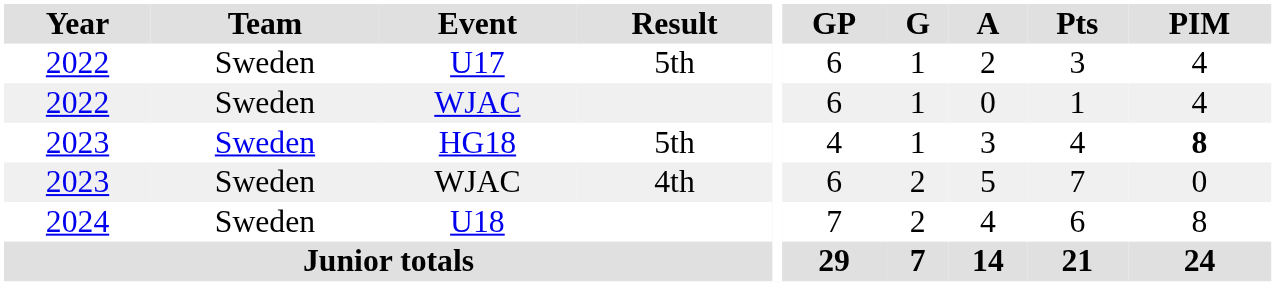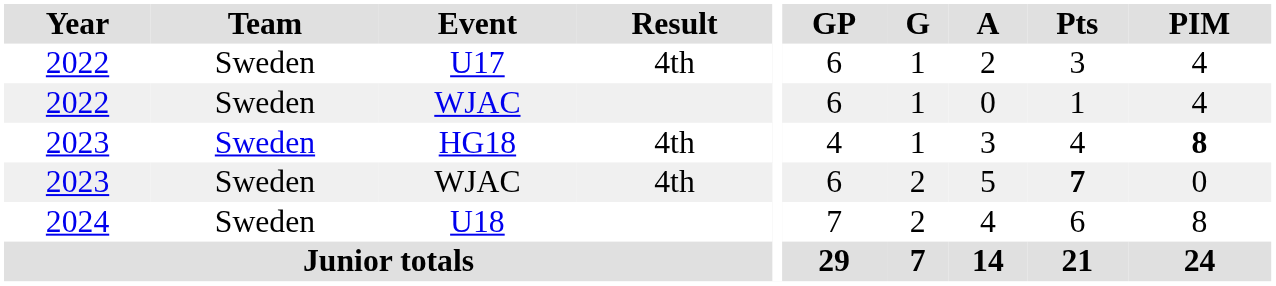(675, 62) 5th -> (675, 62) 4th
(675, 142) 5th -> (675, 142) 4th
(1077, 181) normal -> (1077, 181) bold
